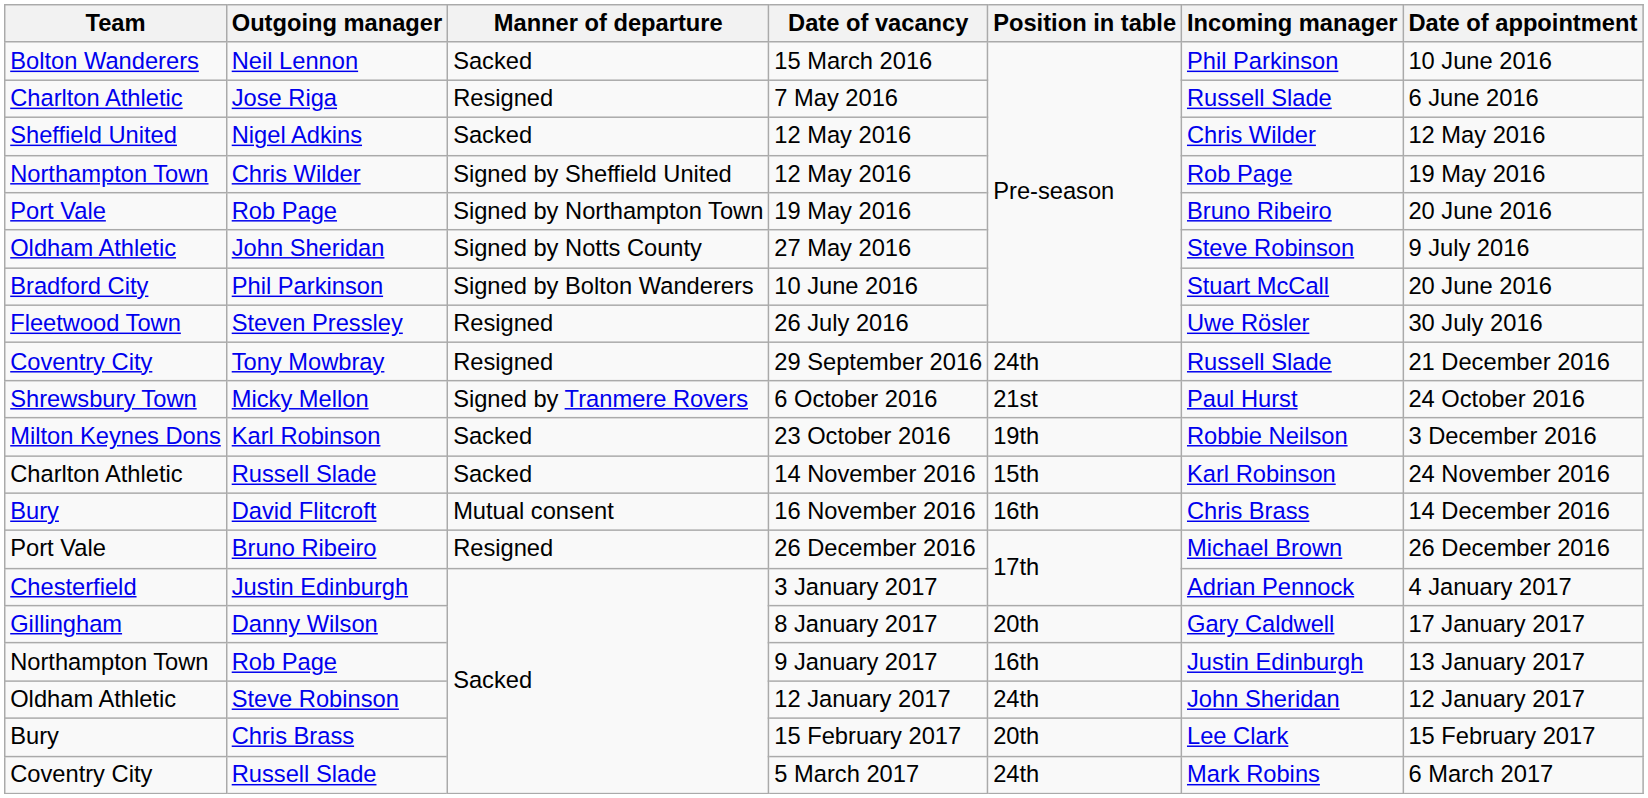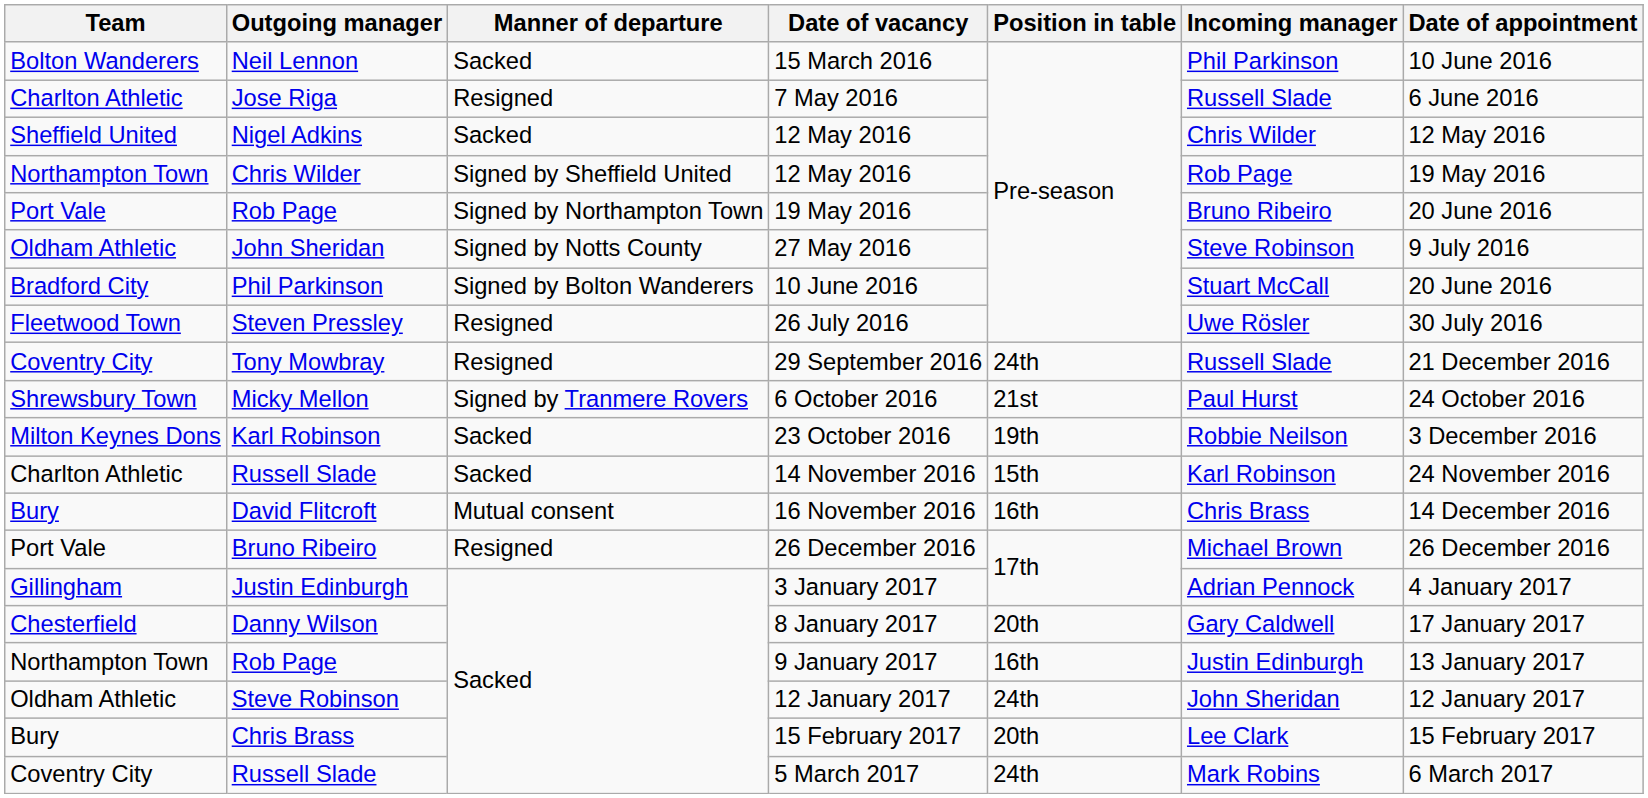(73, 586) Chesterfield -> (66, 586) Gillingham
(66, 624) Gillingham -> (73, 624) Chesterfield
